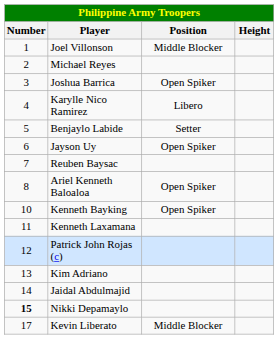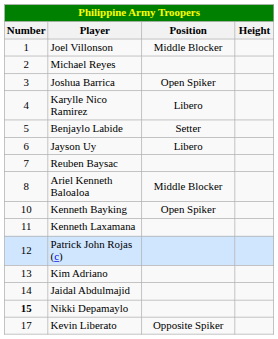(188, 146) Open Spiker -> (188, 146) Libero
(188, 186) Open Spiker -> (188, 186) Middle Blocker
(188, 325) Middle Blocker -> (188, 325) Opposite Spiker
